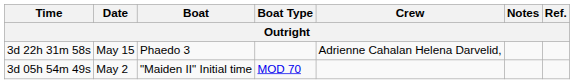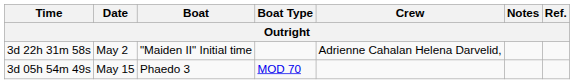(115, 50) May 15 -> (112, 50) May 2
(165, 50) Phaedo 3 -> (196, 50) "Maiden II" Initial time
(112, 69) May 2 -> (115, 69) May 15
(196, 69) "Maiden II" Initial time -> (165, 69) Phaedo 3
